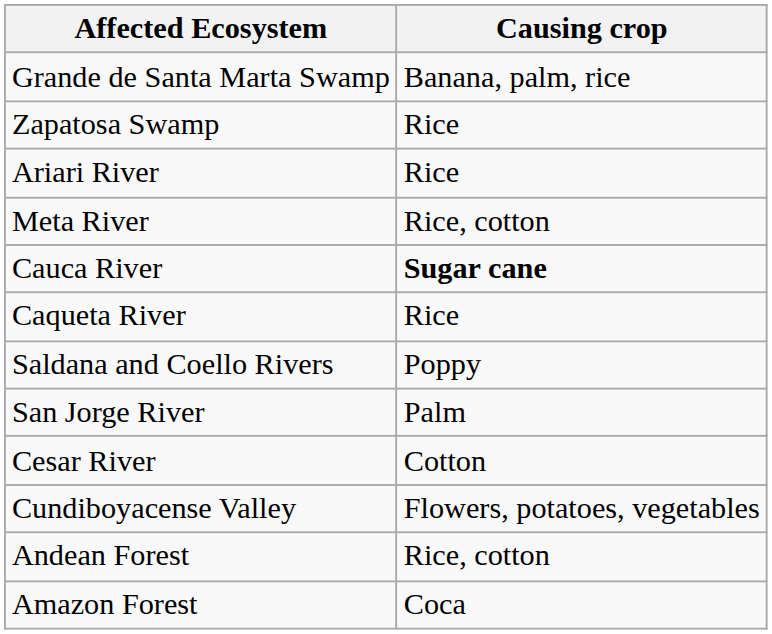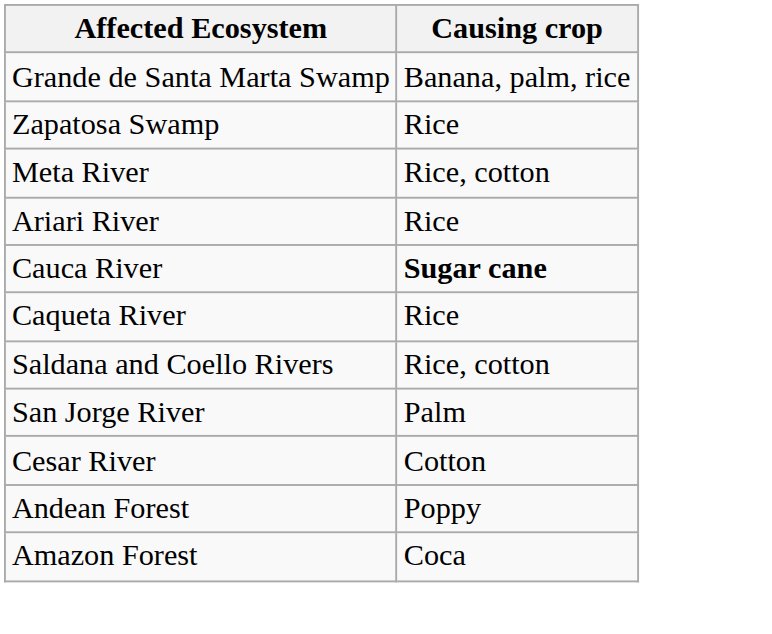rows swapped: (80, 220) <-> (85, 172)
(442, 364) Poppy -> (477, 364) Rice, cotton
- row: (154, 508)
(477, 556) Rice, cotton -> (442, 508) Poppy
